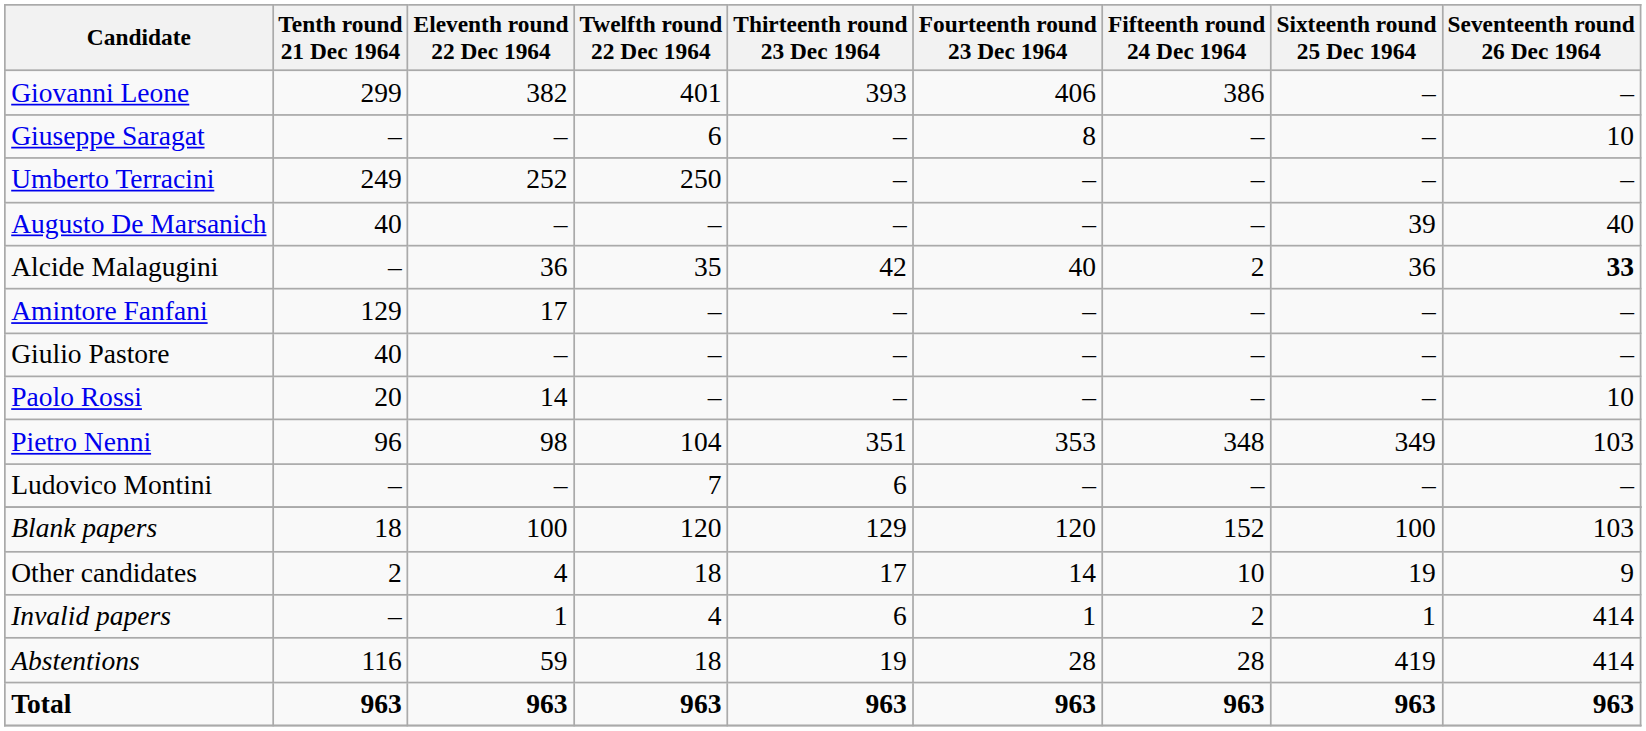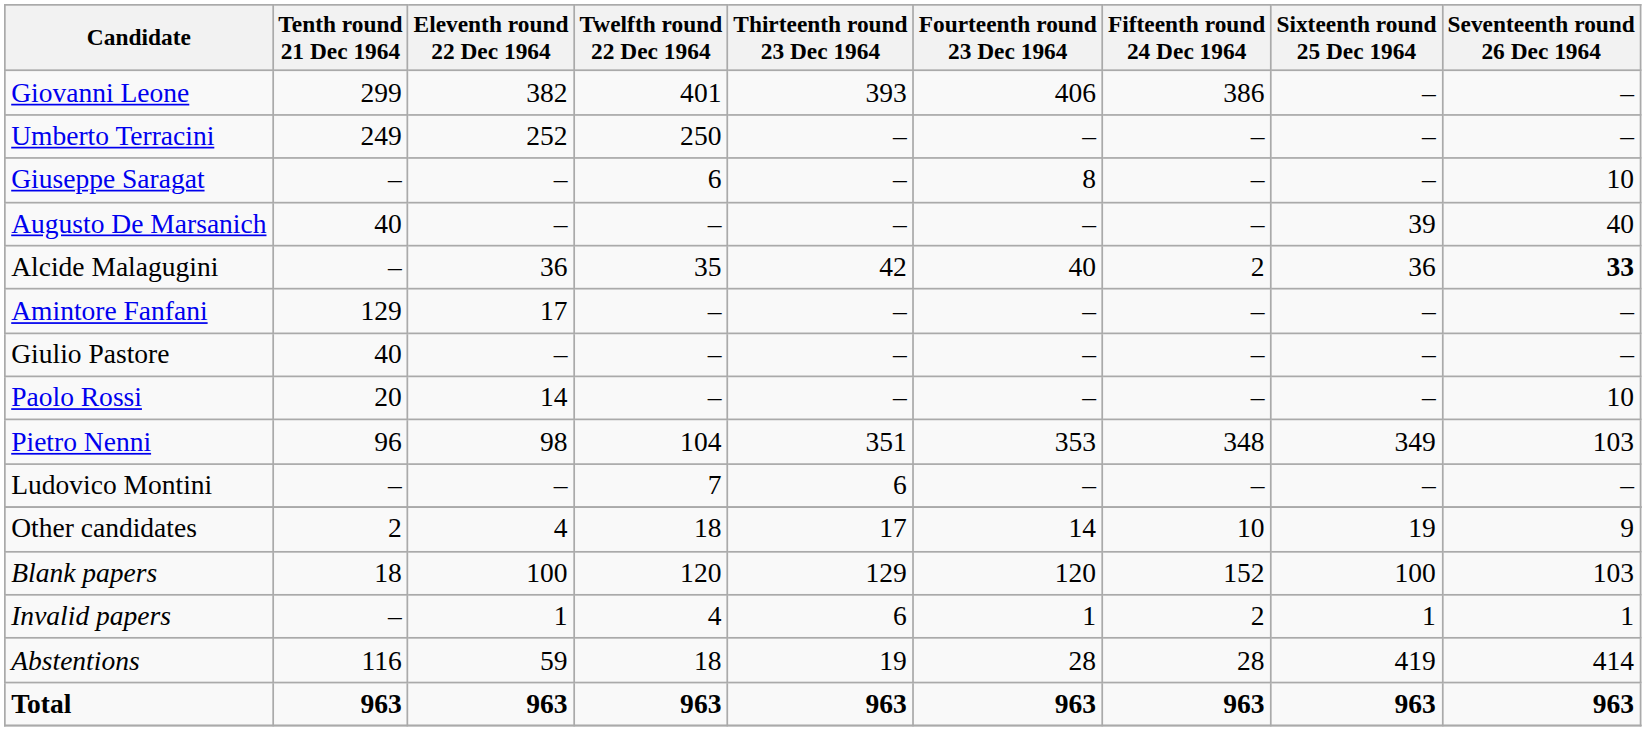rows swapped: (113, 179) <-> (108, 136)
rows swapped: (104, 572) <-> (84, 528)
(1613, 616) 414 -> (1627, 616) 1
